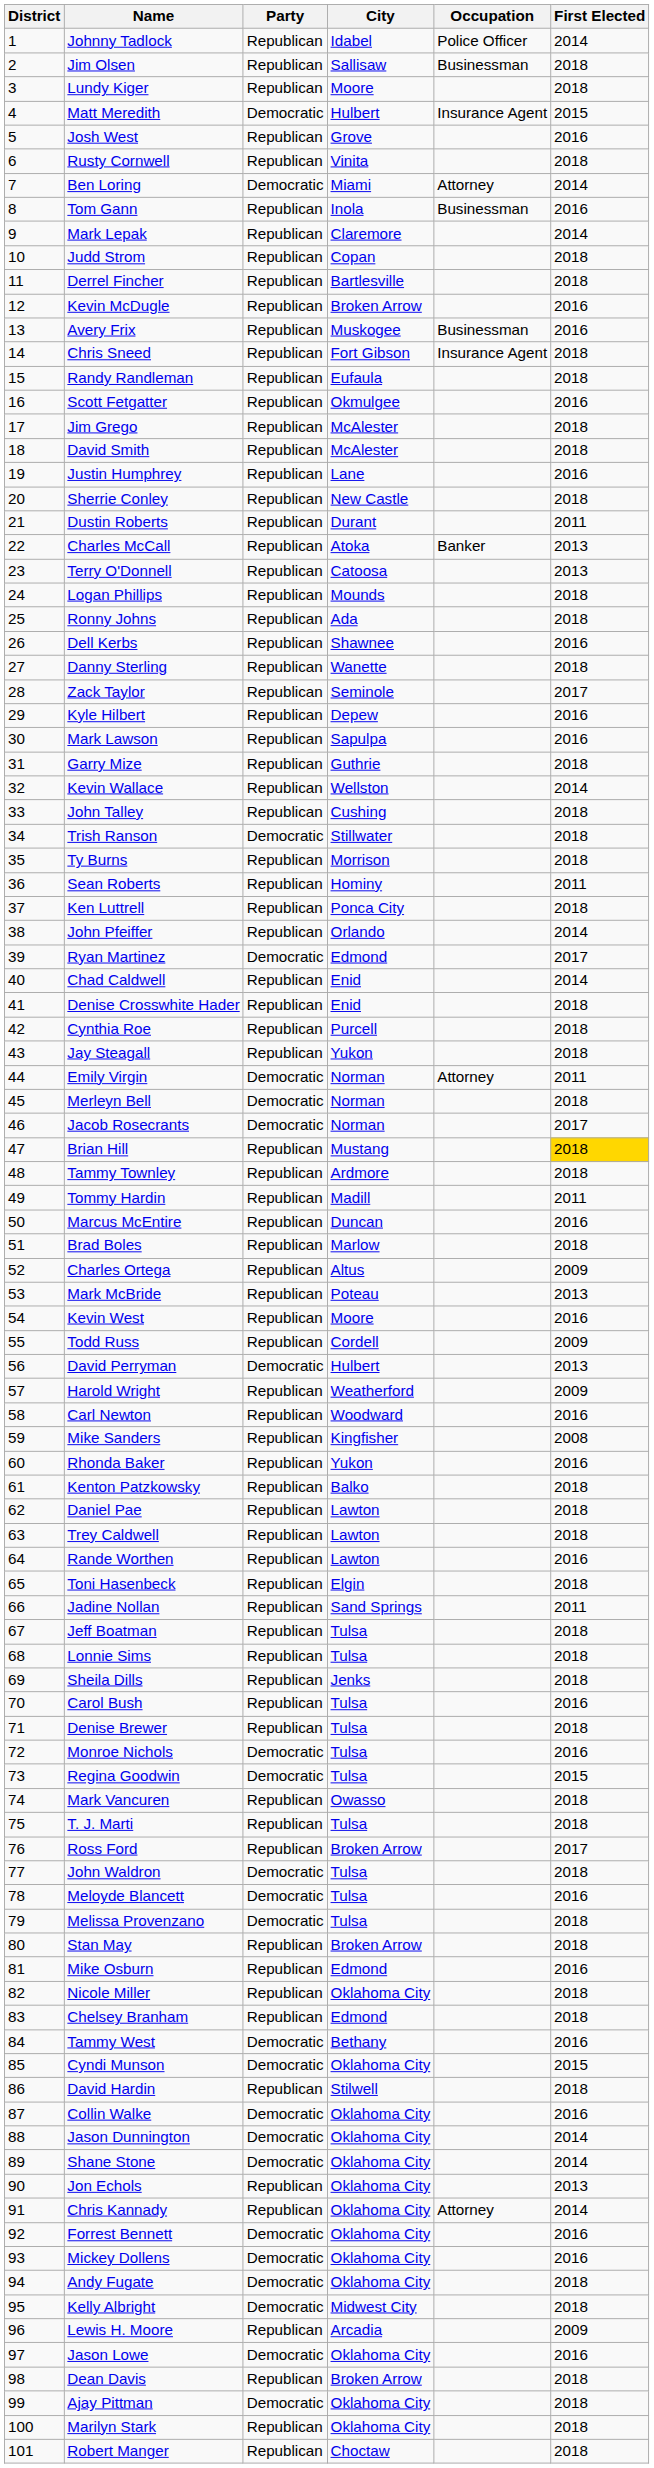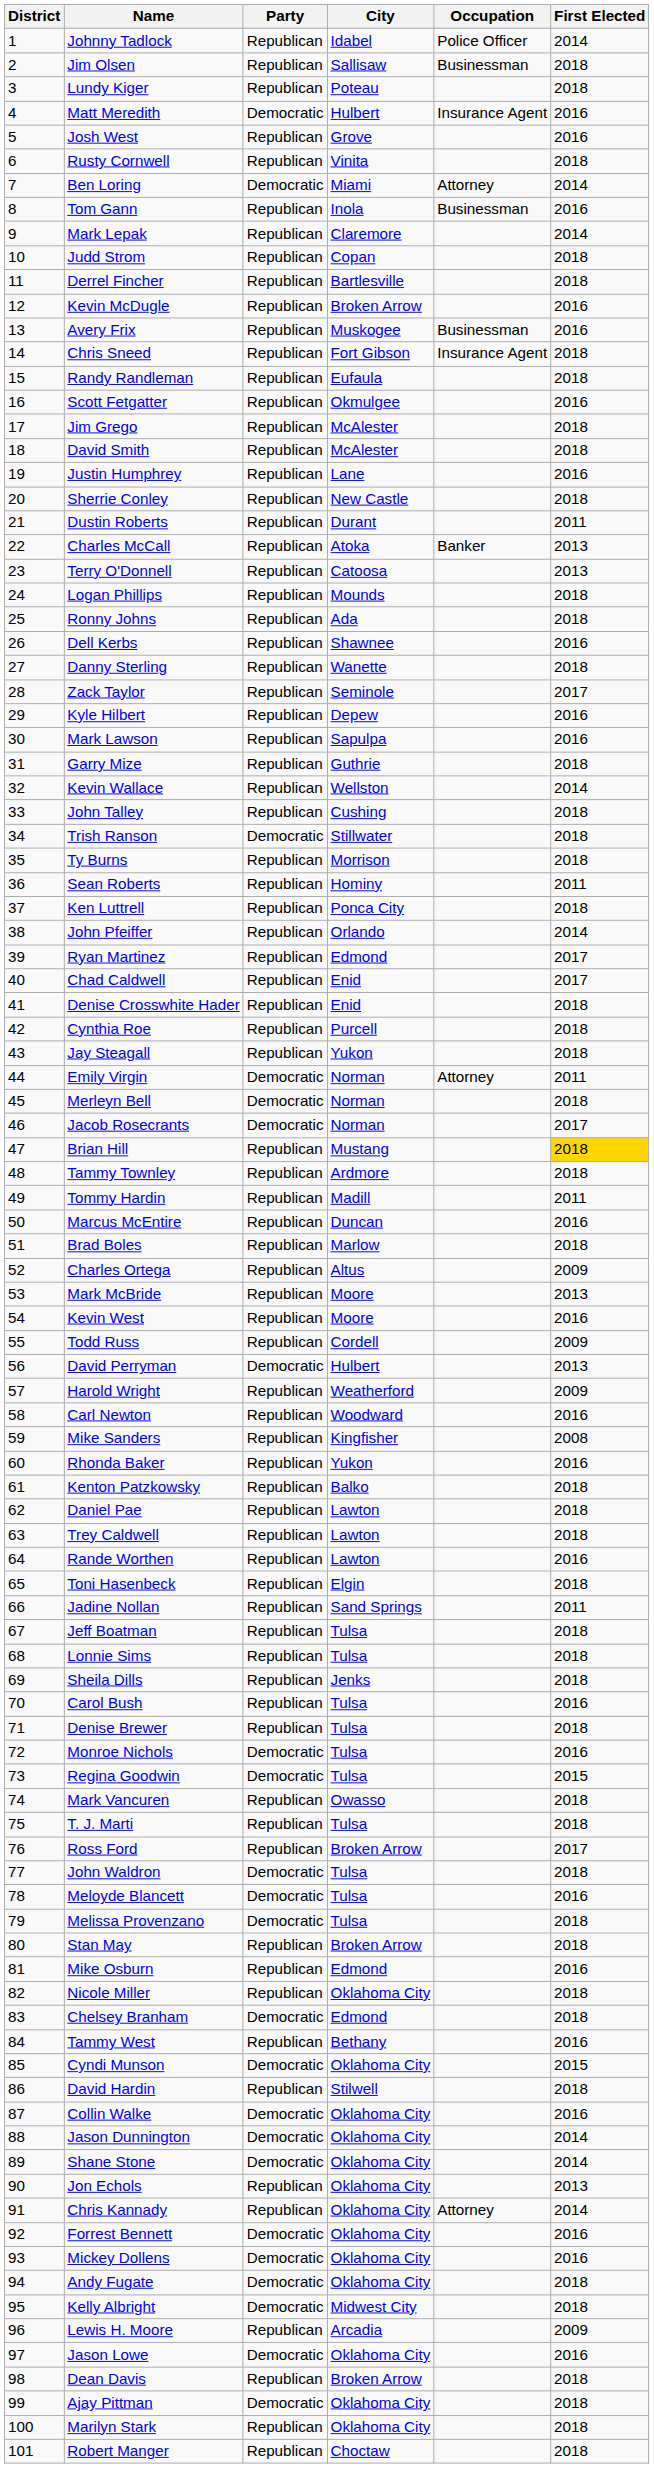(352, 88) Moore -> (355, 88) Poteau
(571, 112) 2015 -> (571, 112) 2016
(285, 956) Democratic -> (285, 956) Republican
(571, 980) 2014 -> (571, 980) 2017
(355, 1294) Poteau -> (352, 1294) Moore
(285, 2017) Republican -> (285, 2017) Democratic
(285, 2041) Democratic -> (285, 2041) Republican
